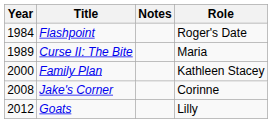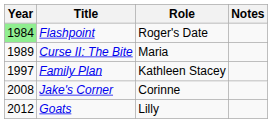columns swapped: (221, 14) <-> (155, 14)
(20, 33) no background -> (20, 33) lightgreen background
(20, 71) 2000 -> (20, 71) 1997
